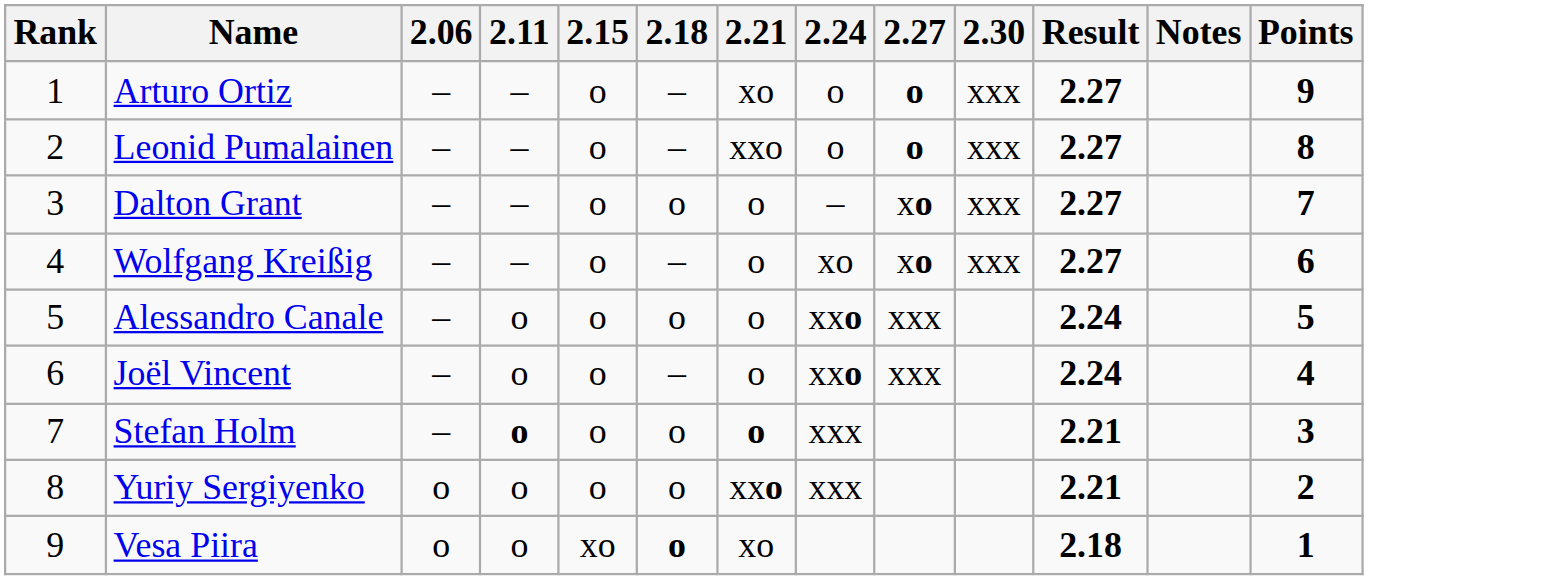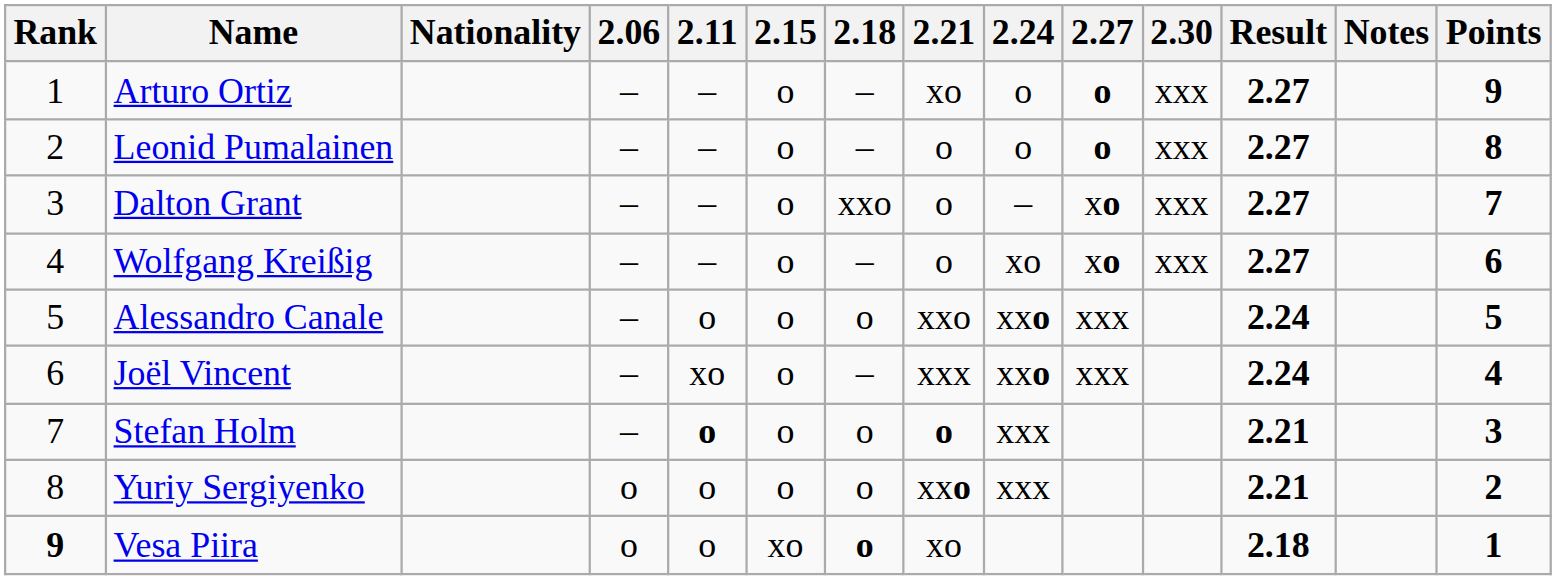+ column: (495, 32)
(756, 146) xxo -> (944, 146) o
(677, 203) o -> (865, 203) xxo
(756, 317) o -> (944, 317) xxo
(519, 373) o -> (707, 373) xo
(756, 373) o -> (944, 373) xxx
(55, 544) normal -> (55, 544) bold
